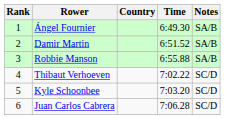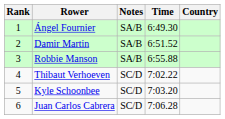columns swapped: (137, 12) <-> (206, 12)
